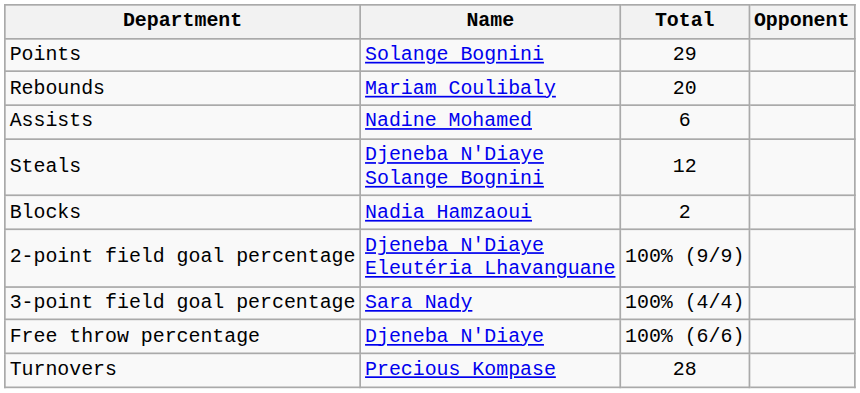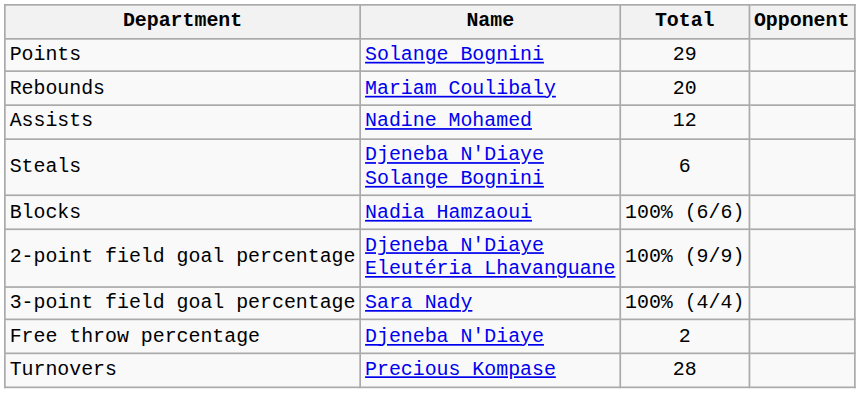(685, 121) 6 -> (685, 121) 12
(685, 167) 12 -> (685, 167) 6
(685, 212) 2 -> (685, 212) 100% (6/6)
(685, 336) 100% (6/6) -> (685, 336) 2
